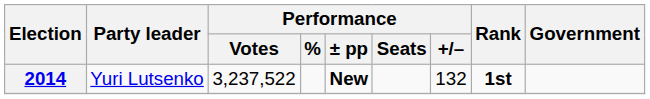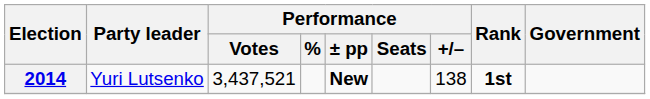(254, 78) 3,237,522 -> (254, 78) 3,437,521
(451, 78) 132 -> (451, 78) 138
